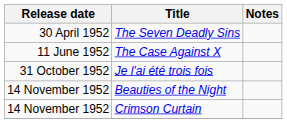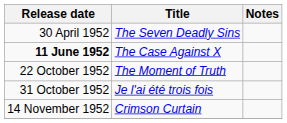(73, 52) normal -> (72, 52) bold
+ row: (170, 71)
- row: (170, 90)
